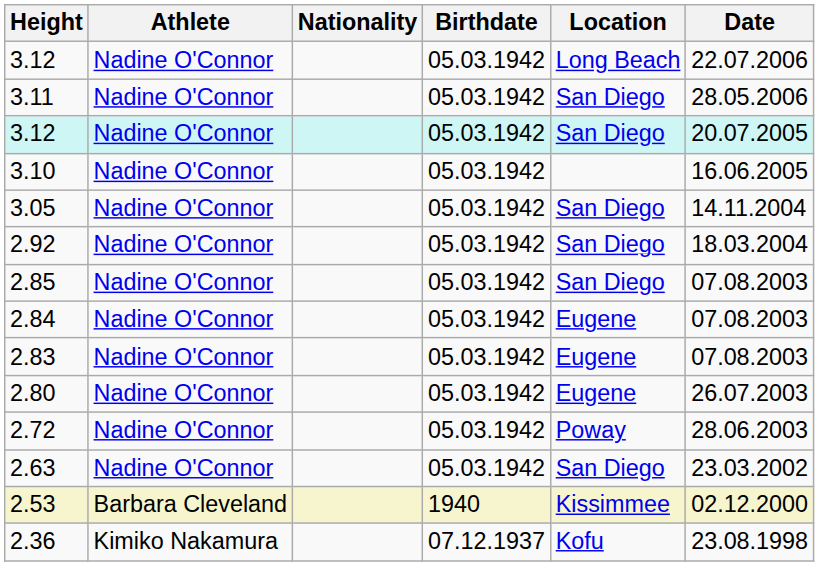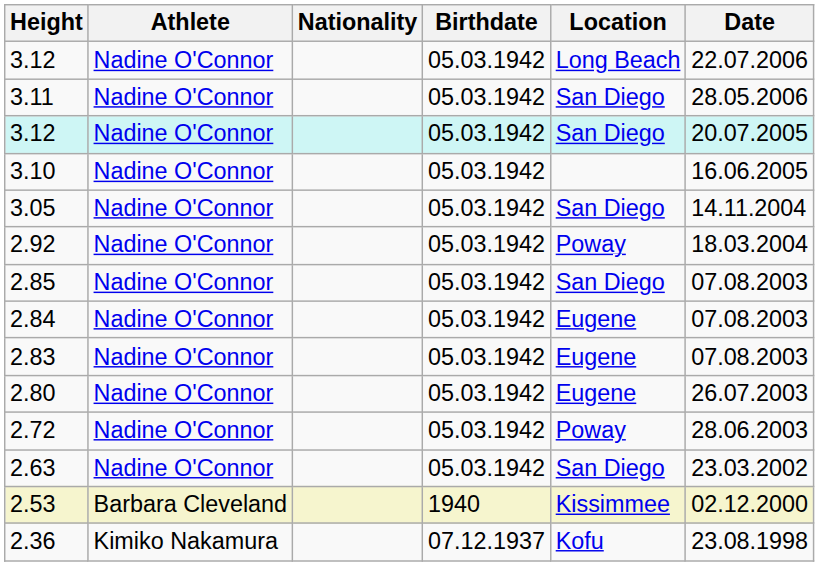(610, 245) San Diego -> (591, 245) Poway
